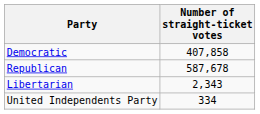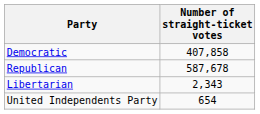(207, 101) 334 -> (207, 101) 654
